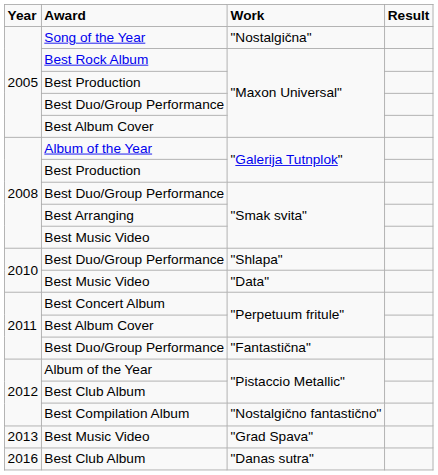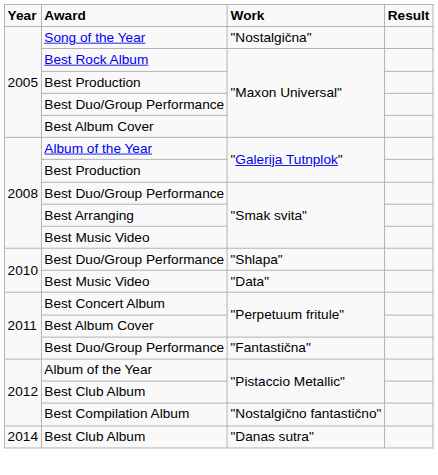- row: (97, 436)
(23, 458) 2016 -> (23, 436) 2014
